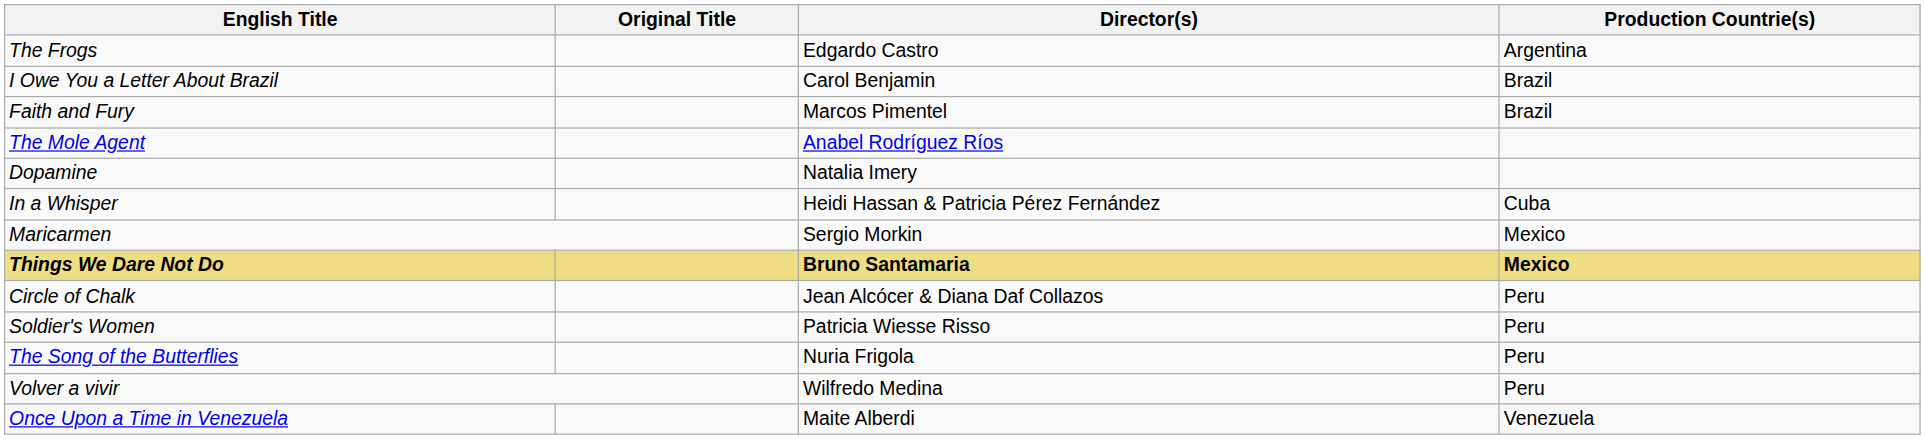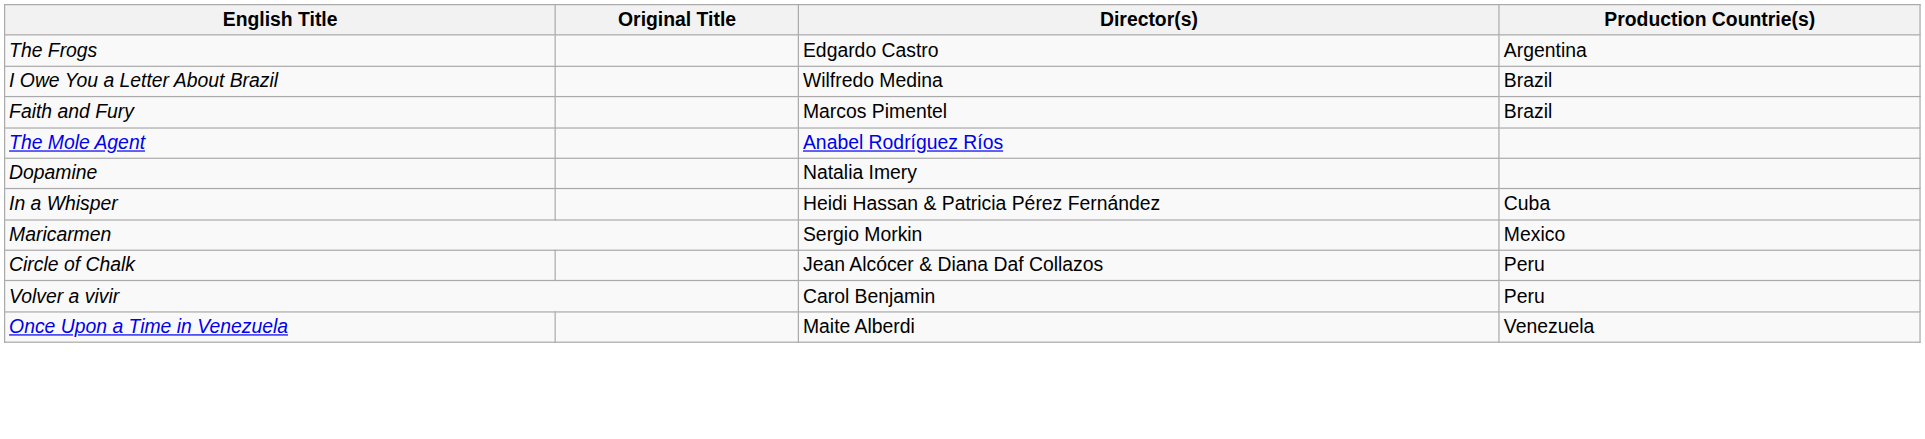(869, 81) Carol Benjamin -> (873, 81) Wilfredo Medina
- row: (116, 265)
- row: (82, 326)
- row: (124, 357)
(873, 388) Wilfredo Medina -> (869, 296) Carol Benjamin
